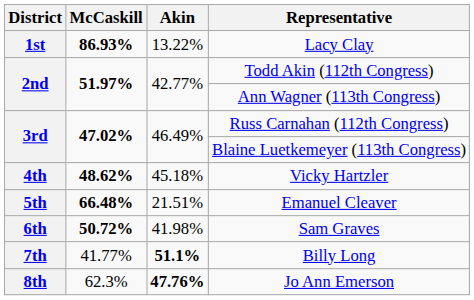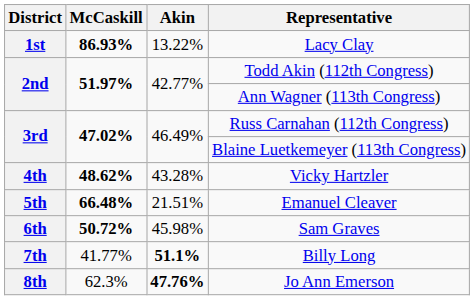(177, 176) 45.18% -> (177, 176) 43.28%
(177, 228) 41.98% -> (177, 228) 45.98%
